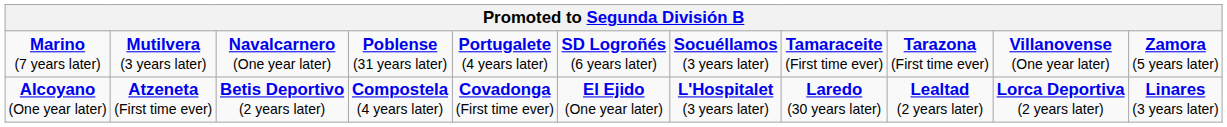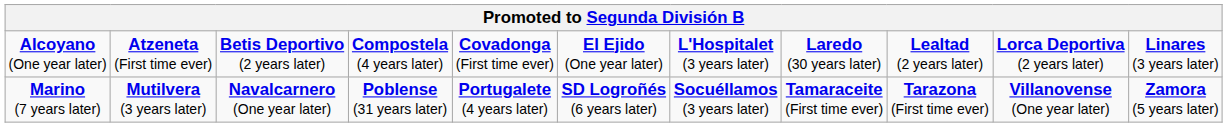rows swapped: (58, 99) <-> (58, 53)
